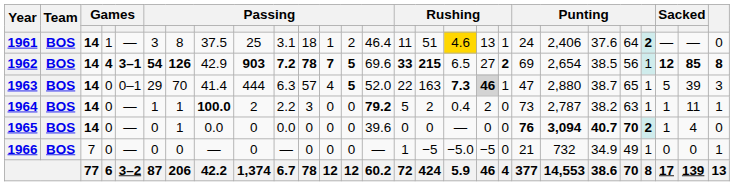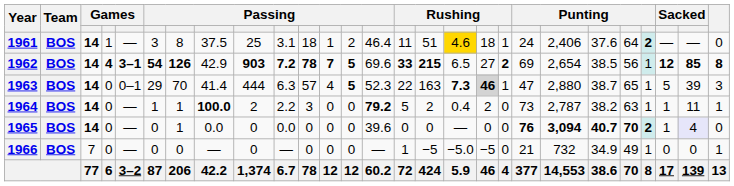(488, 42) 13 -> (488, 42) 18
(378, 85) 52.0 -> (378, 85) 52.3
(693, 127) no background -> (693, 127) lavender background
